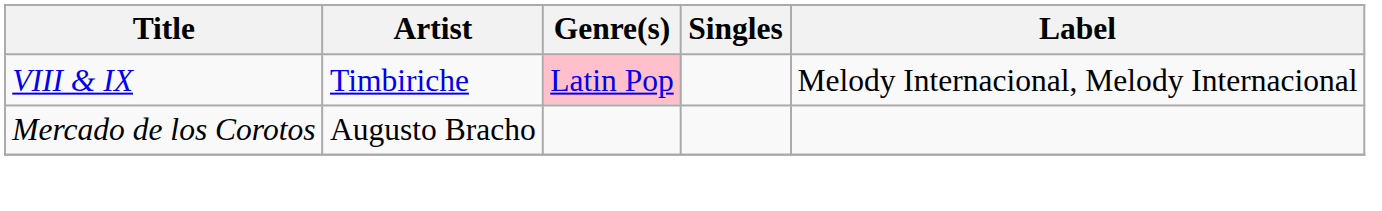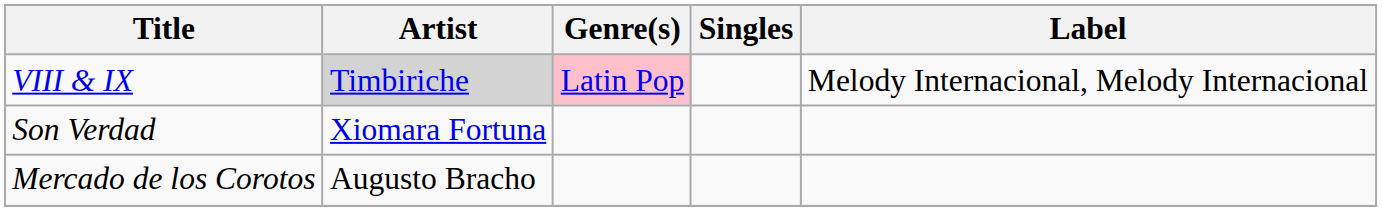(399, 79) no background -> (399, 79) lightgrey background
+ row: (84, 129)
